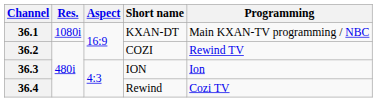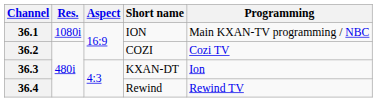(152, 32) KXAN-DT -> (136, 32) ION
(217, 50) Rewind TV -> (209, 50) Cozi TV
(136, 69) ION -> (152, 69) KXAN-DT
(209, 87) Cozi TV -> (217, 87) Rewind TV
